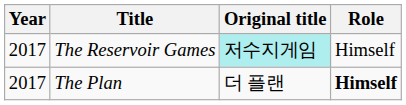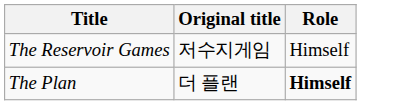- column: (27, 19)
(270, 49) paleturquoise background -> (225, 49) no background
